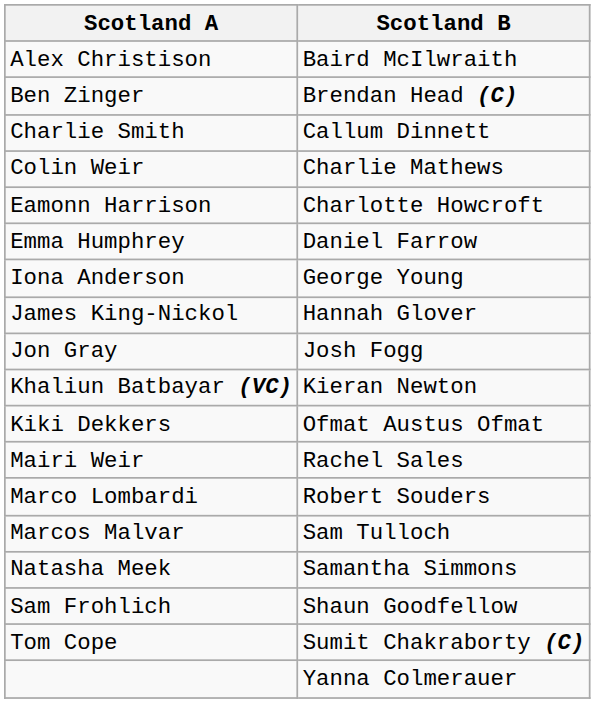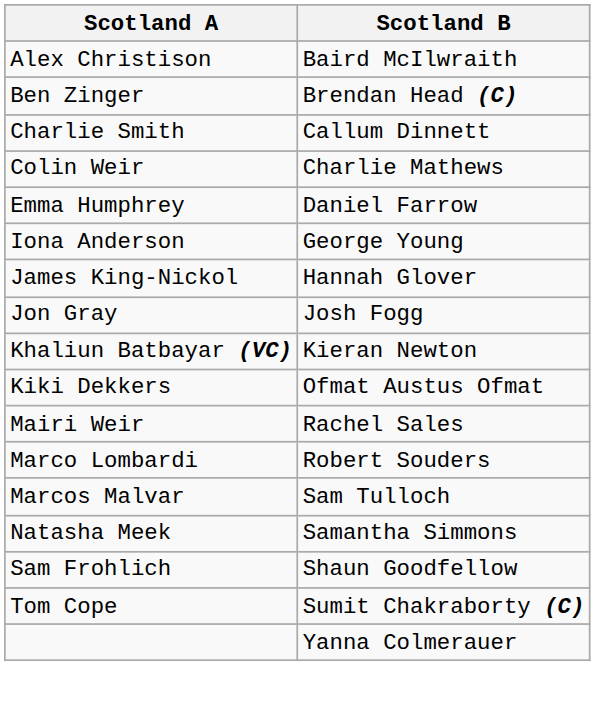- row: (111, 205)
